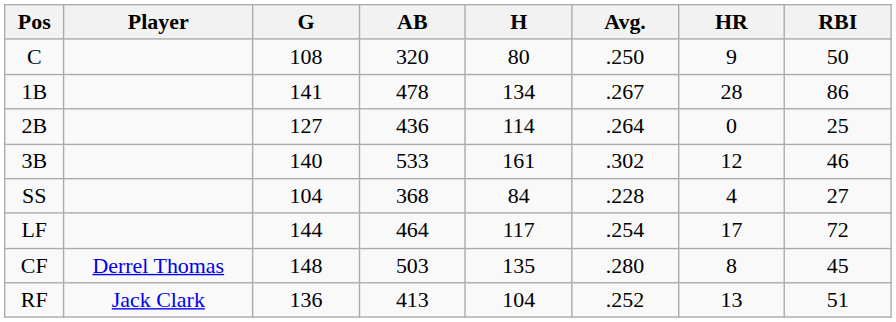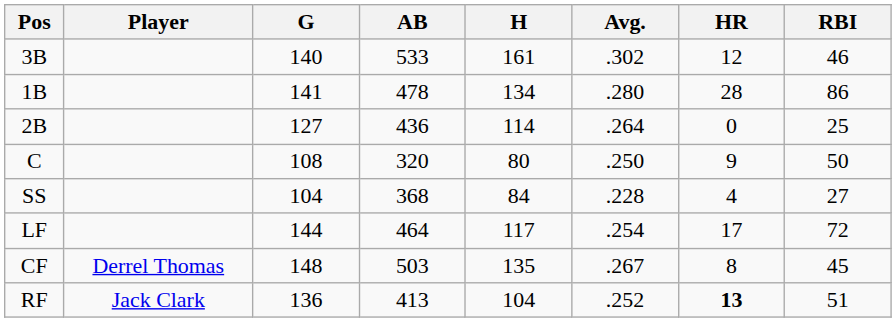rows swapped: (34, 56) <-> (34, 160)
(625, 91) .267 -> (625, 91) .280
(625, 265) .280 -> (625, 265) .267
(731, 299) normal -> (731, 299) bold
